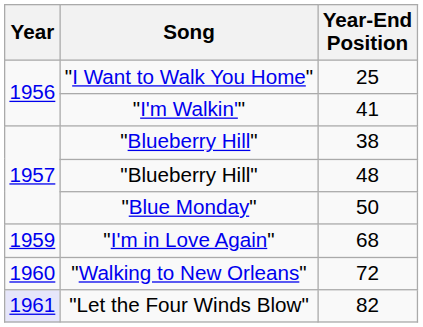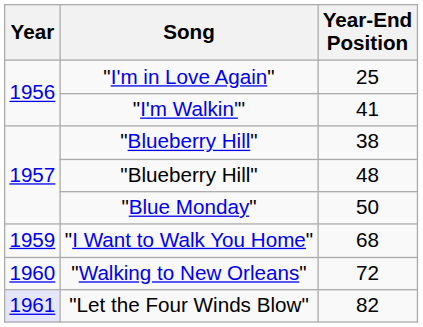(189, 76) "I Want to Walk You Home" -> (189, 76) "I'm in Love Again"
(189, 240) "I'm in Love Again" -> (189, 240) "I Want to Walk You Home"
